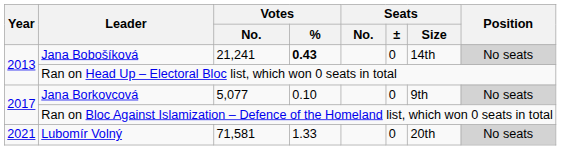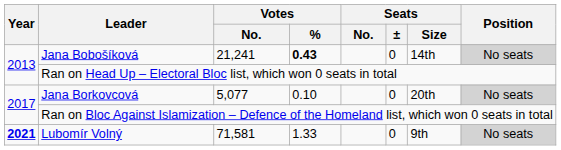(419, 94) 9th -> (423, 94) 20th
(21, 134) normal -> (21, 134) bold
(423, 134) 20th -> (419, 134) 9th
